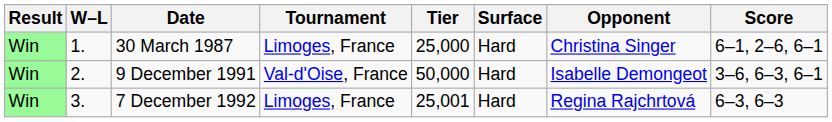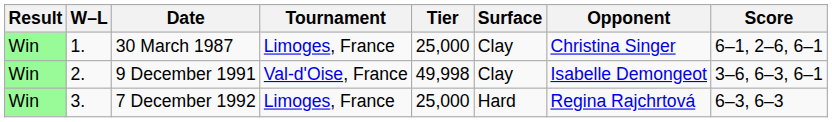(497, 46) Hard -> (495, 46) Clay
(443, 74) 50,000 -> (443, 74) 49,998
(497, 74) Hard -> (495, 74) Clay
(443, 102) 25,001 -> (443, 102) 25,000
